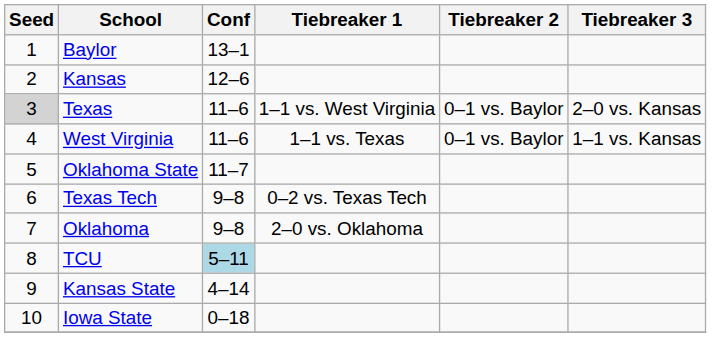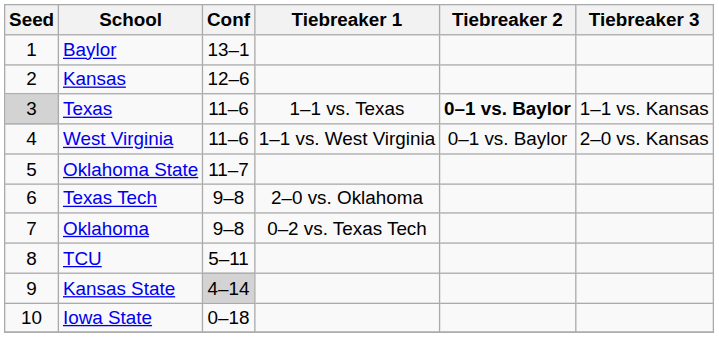(347, 109) 1–1 vs. West Virginia -> (347, 109) 1–1 vs. Texas
(504, 109) normal -> (507, 109) bold
(637, 109) 2–0 vs. Kansas -> (644, 109) 1–1 vs. Kansas
(347, 139) 1–1 vs. Texas -> (347, 139) 1–1 vs. West Virginia
(637, 139) 1–1 vs. Kansas -> (644, 139) 2–0 vs. Kansas
(347, 199) 0–2 vs. Texas Tech -> (347, 199) 2–0 vs. Oklahoma
(347, 229) 2–0 vs. Oklahoma -> (347, 229) 0–2 vs. Texas Tech
(228, 258) lightblue background -> (228, 258) no background
(228, 288) no background -> (228, 288) lightgrey background
